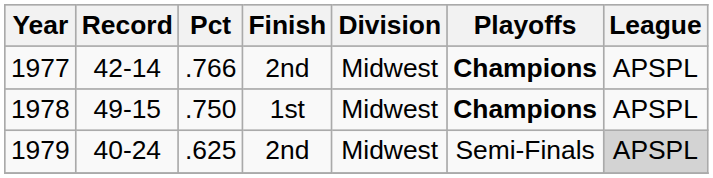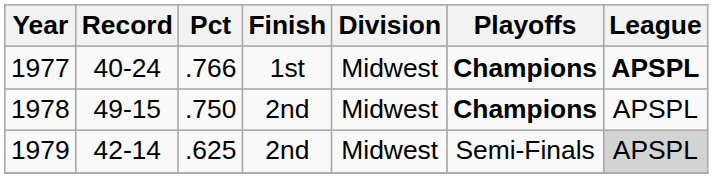(127, 67) 42-14 -> (127, 67) 40-24
(287, 67) 2nd -> (287, 67) 1st
(655, 67) normal -> (655, 67) bold
(287, 109) 1st -> (287, 109) 2nd
(127, 151) 40-24 -> (127, 151) 42-14
